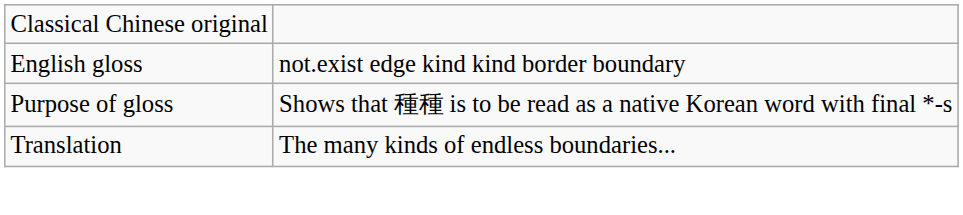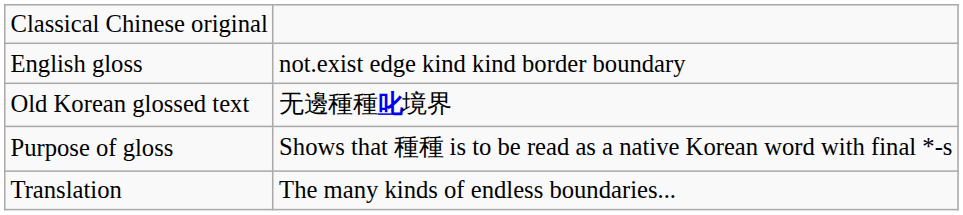+ row: (130, 104)
